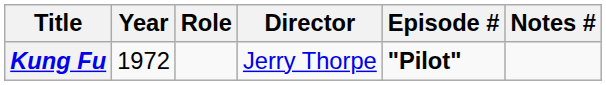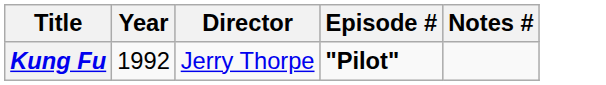- column: (206, 23)
(143, 60) 1972 -> (143, 60) 1992
